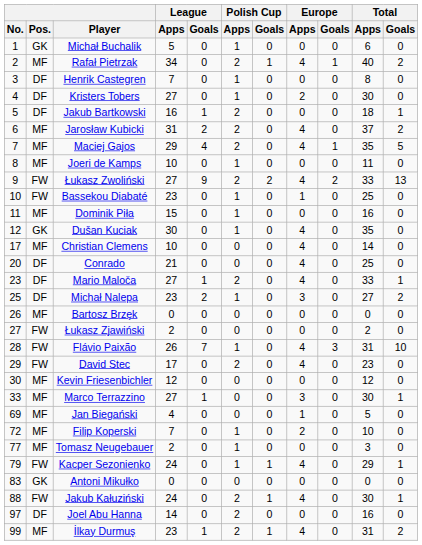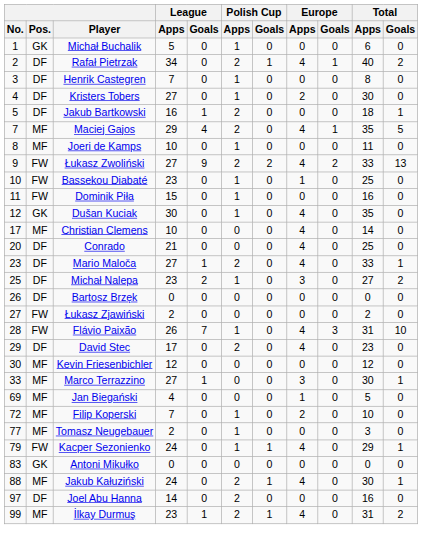(40, 63) MF -> (40, 63) DF
- row: (105, 130)
(40, 213) MF -> (40, 197) FW
(40, 314) MF -> (40, 297) DF
(40, 364) FW -> (40, 347) DF
(40, 498) FW -> (40, 481) MF
